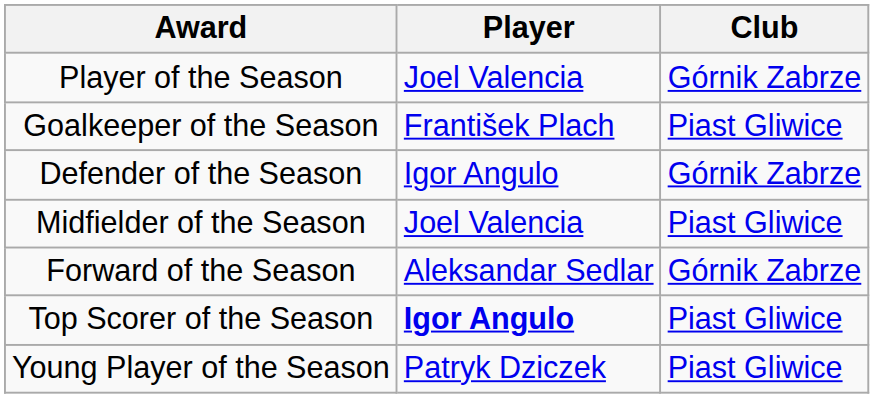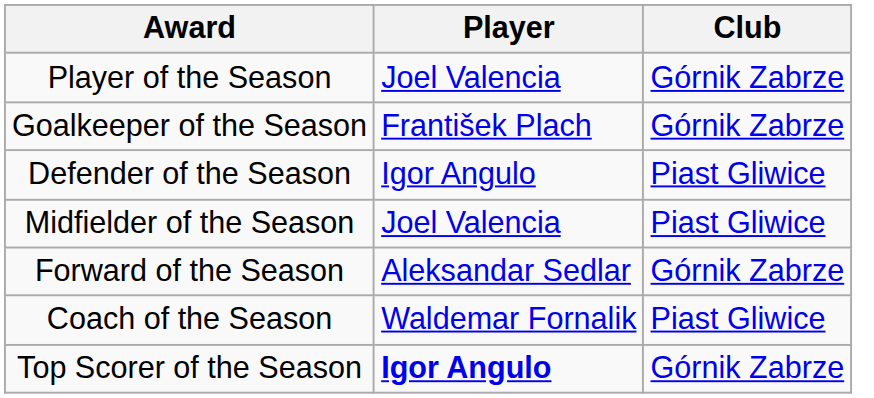(755, 125) Piast Gliwice -> (747, 125) Górnik Zabrze
(764, 174) Górnik Zabrze -> (738, 174) Piast Gliwice
+ row: (190, 319)
(755, 319) Piast Gliwice -> (747, 367) Górnik Zabrze
- row: (201, 367)
